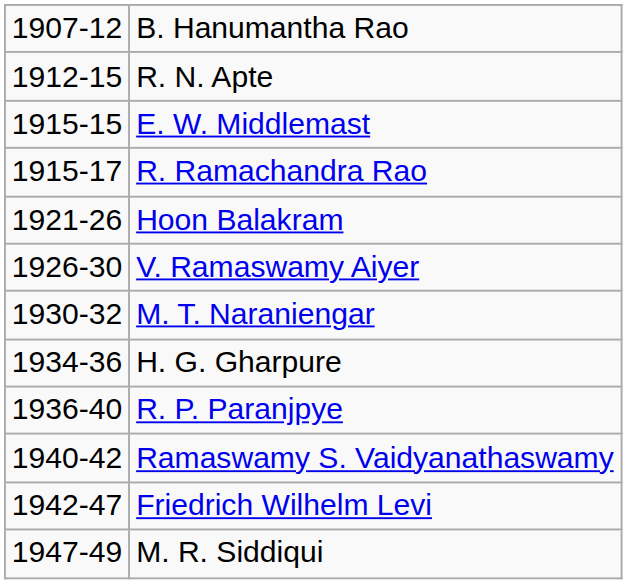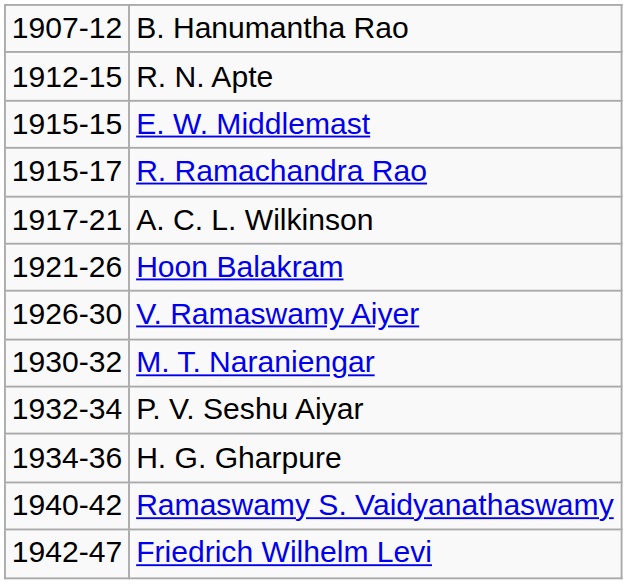+ row: (255, 219)
+ row: (250, 409)
- row: (240, 409)
- row: (230, 553)
